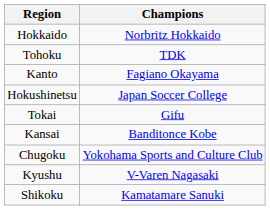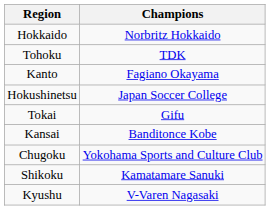rows swapped: (42, 194) <-> (42, 174)
